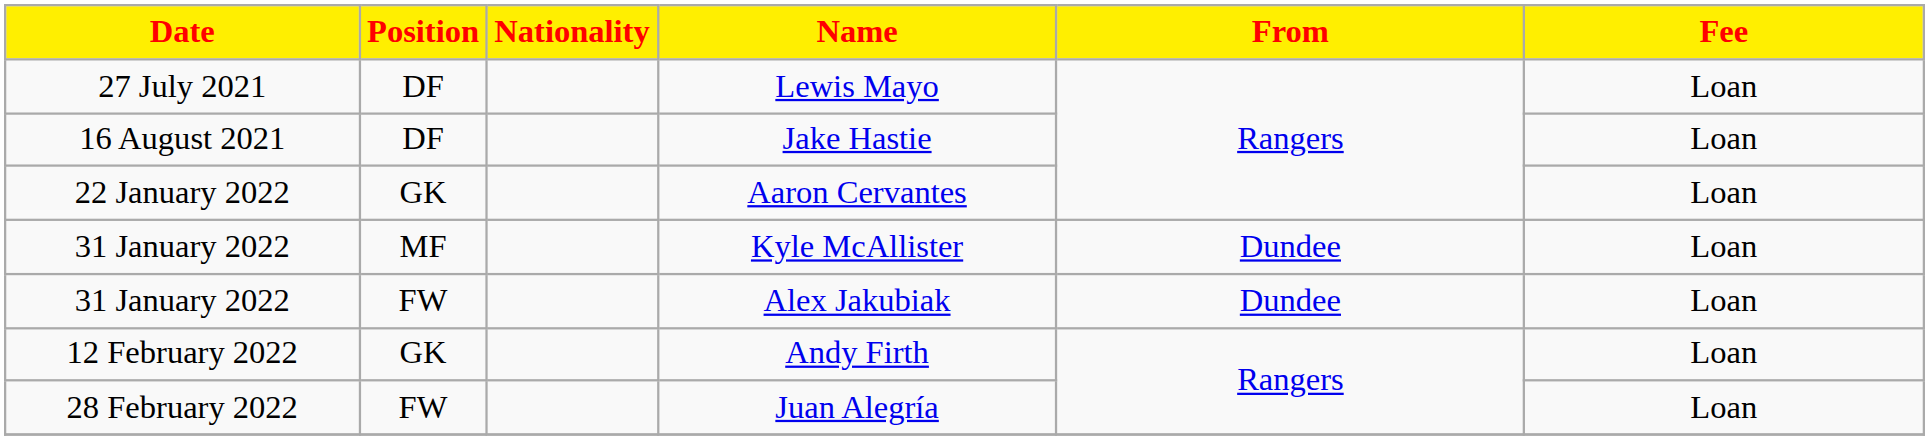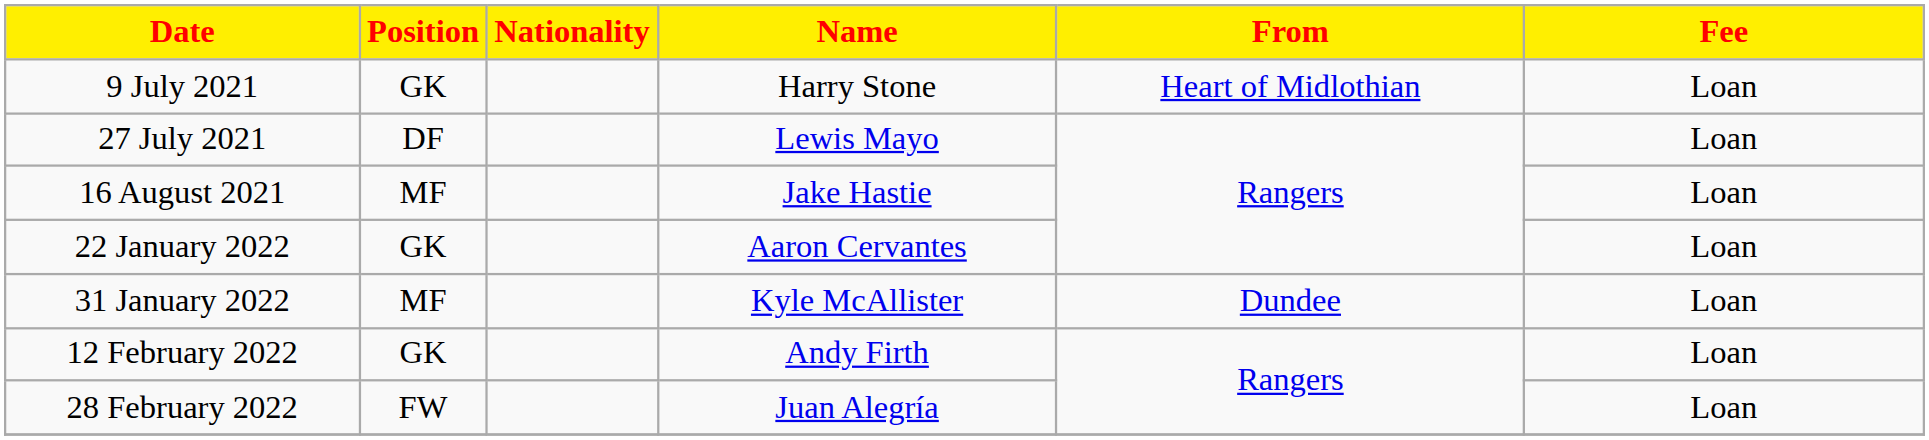+ row: (857, 85)
(423, 139) DF -> (423, 192) MF
- row: (857, 300)
